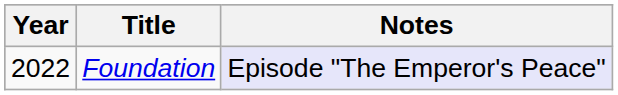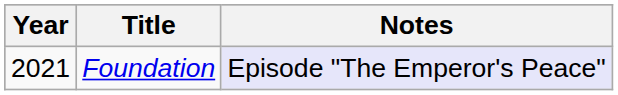(40, 67) 2022 -> (40, 67) 2021
